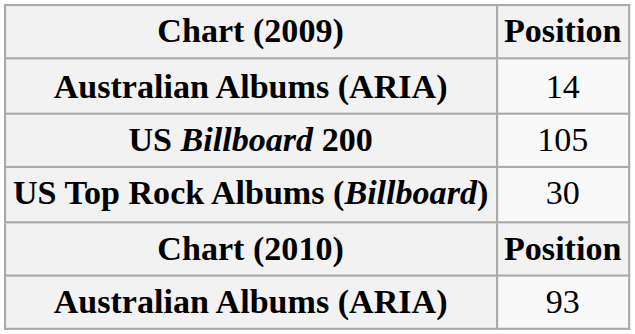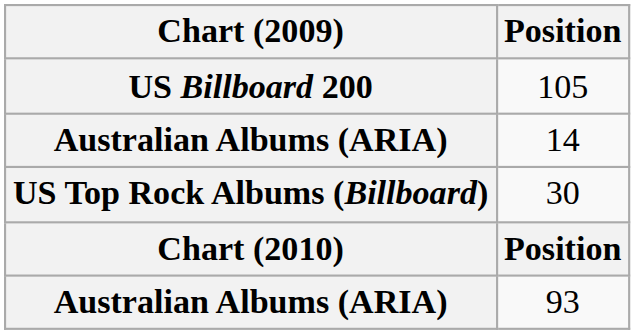rows swapped: (563, 85) <-> (563, 139)
